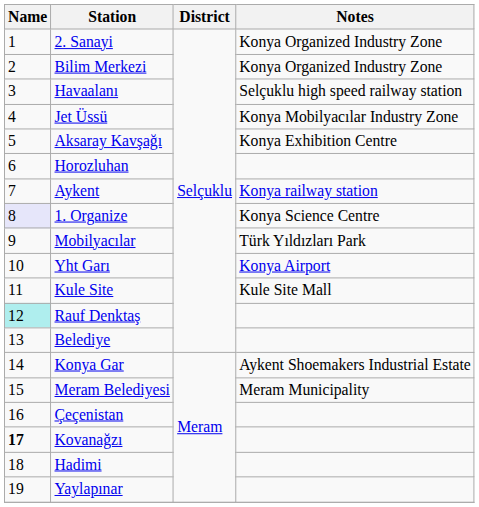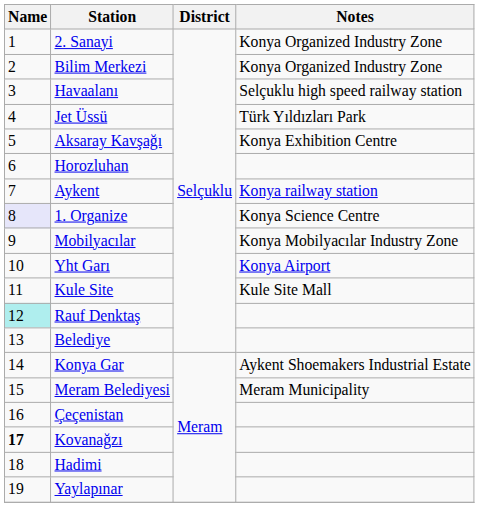(349, 116) Konya Mobilyacılar Industry Zone -> (303, 116) Türk Yıldızları Park
(303, 240) Türk Yıldızları Park -> (349, 240) Konya Mobilyacılar Industry Zone
